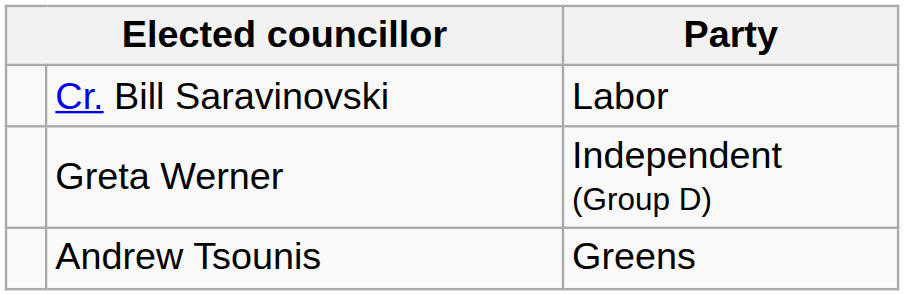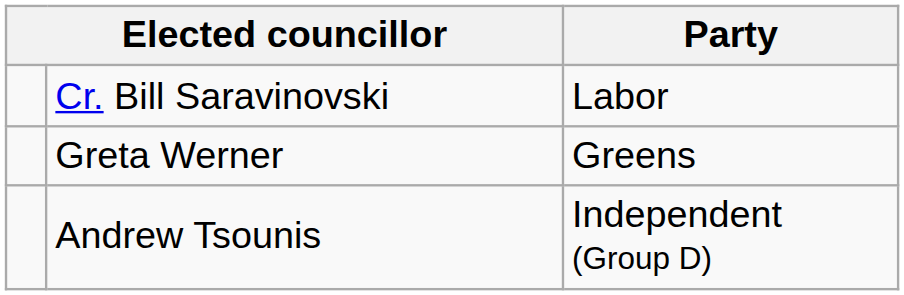(677, 176) Independent (Group D) -> (634, 154) Greens
(634, 257) Greens -> (677, 236) Independent (Group D)
